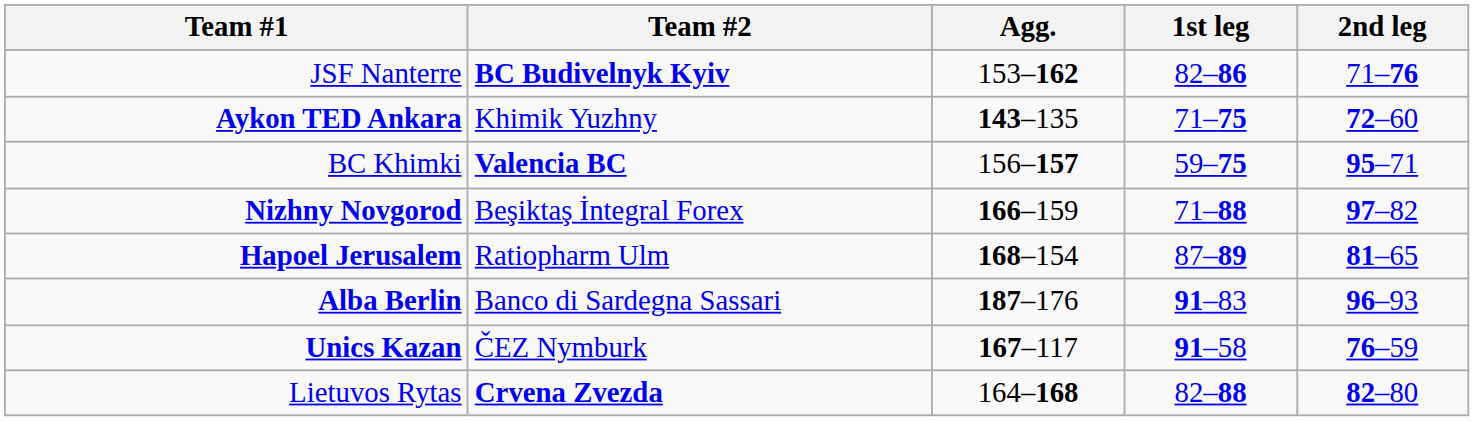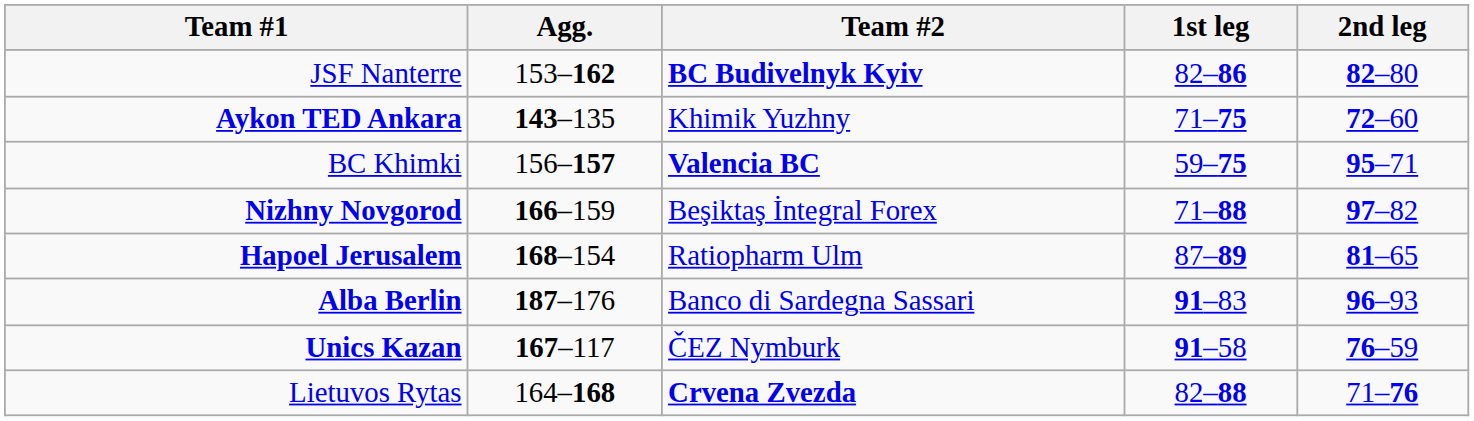columns swapped: (1028, 27) <-> (700, 27)
(1382, 73) 71–76 -> (1382, 73) 82–80
(1382, 392) 82–80 -> (1382, 392) 71–76
